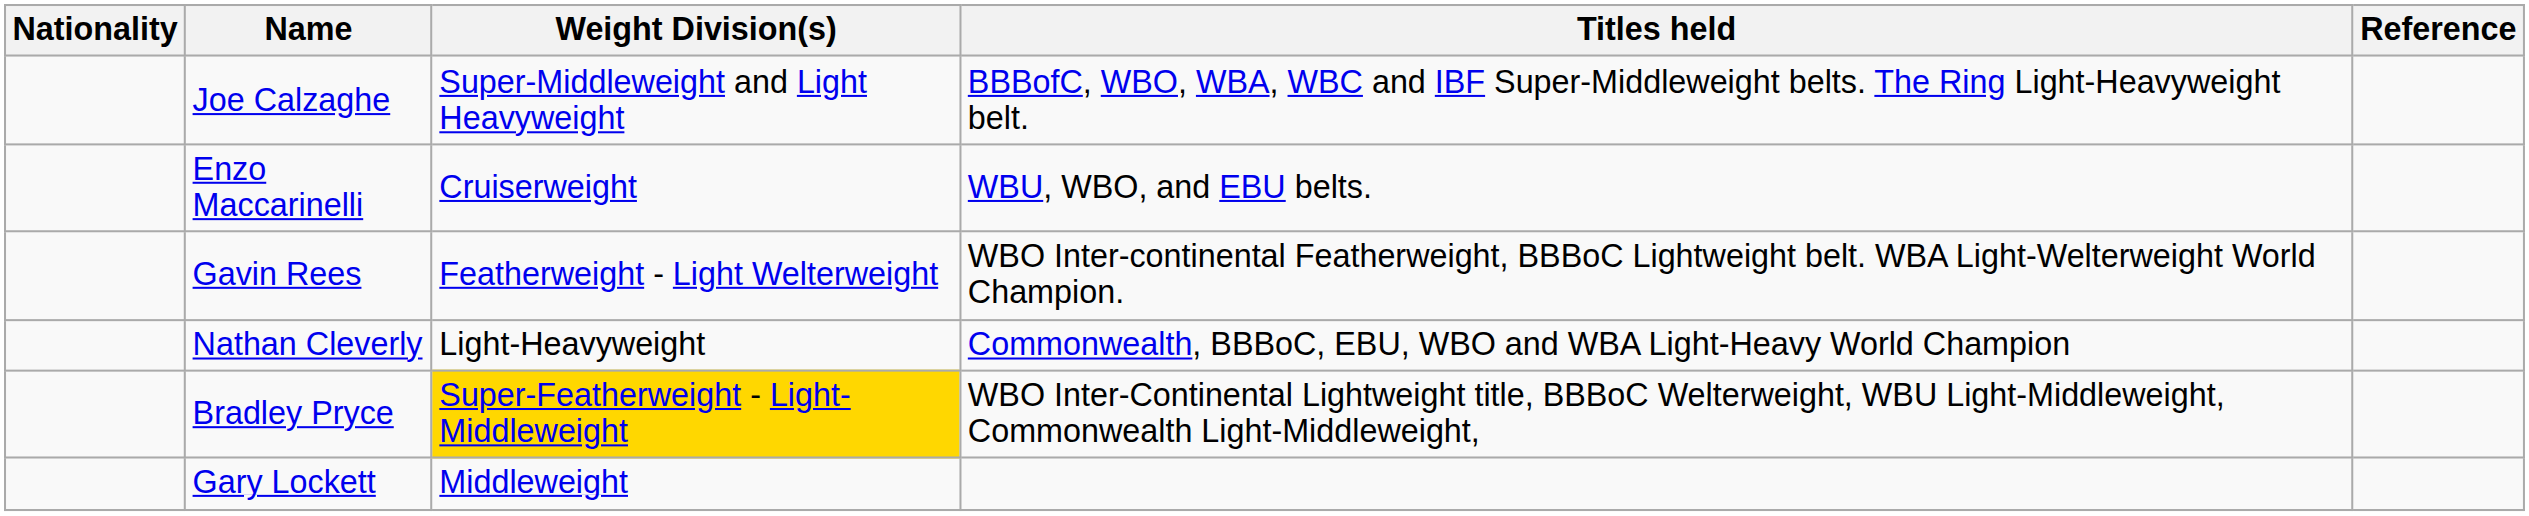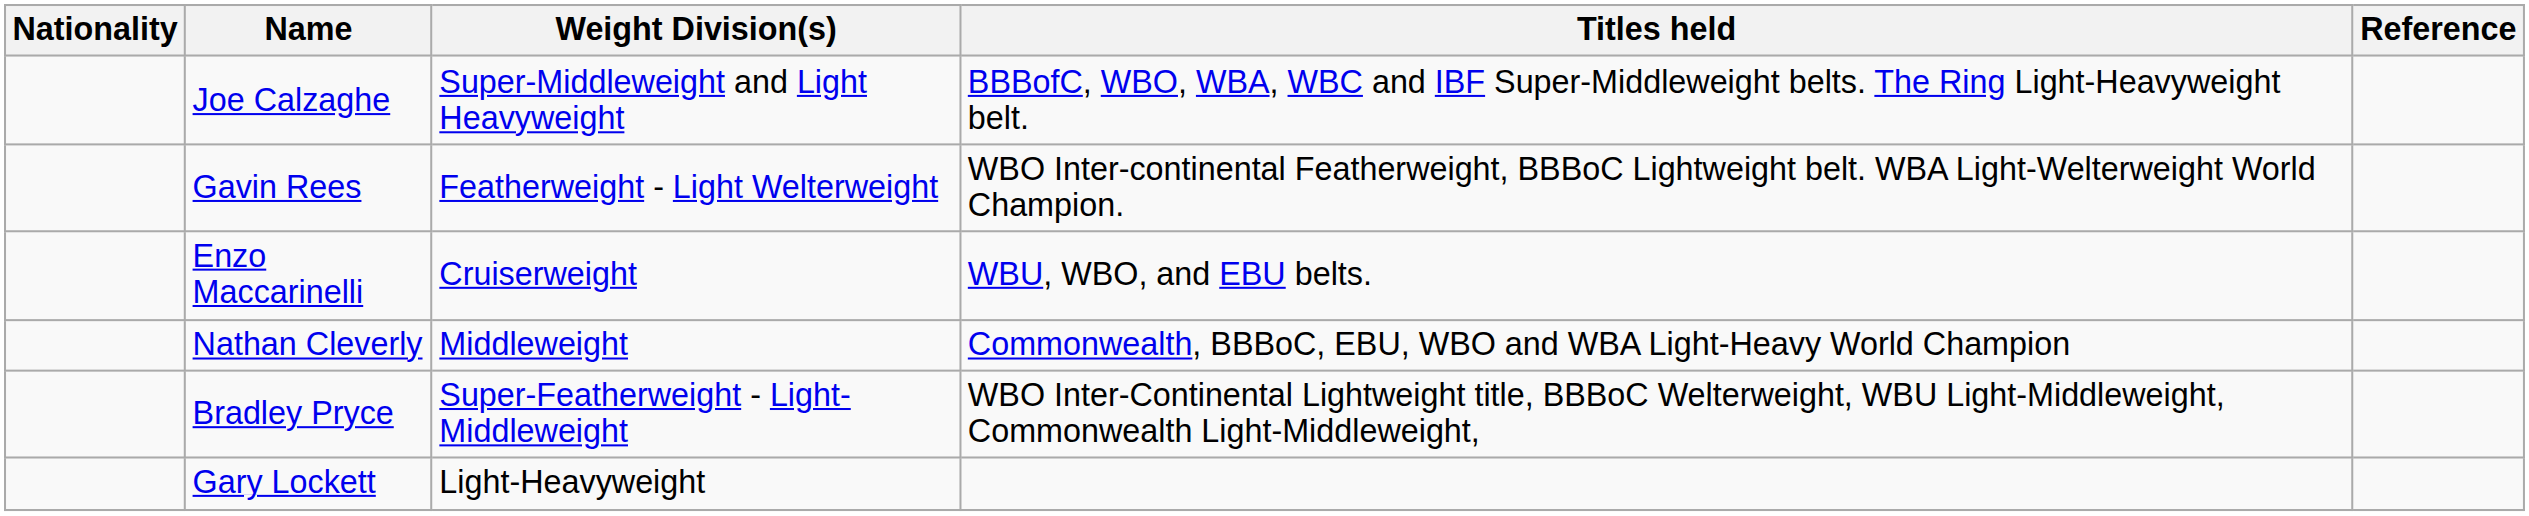rows swapped: (278, 187) <-> (277, 274)
(572, 344) Light-Heavyweight -> (534, 344) Middleweight
(645, 413) gold background -> (645, 413) no background
(534, 483) Middleweight -> (572, 483) Light-Heavyweight
